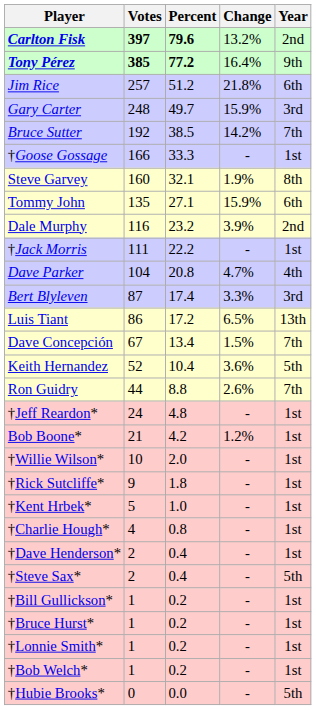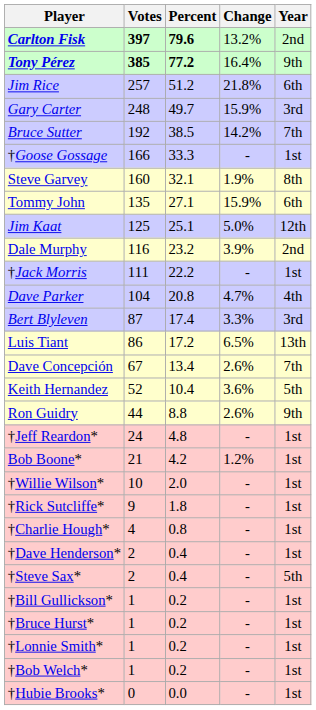+ row: (35, 226)
(239, 343) 1.5% -> (239, 366) 2.6%
(293, 389) 7th -> (293, 413) 9th
- row: (50, 506)
(293, 693) 5th -> (293, 693) 1st
